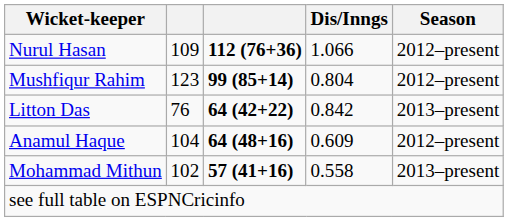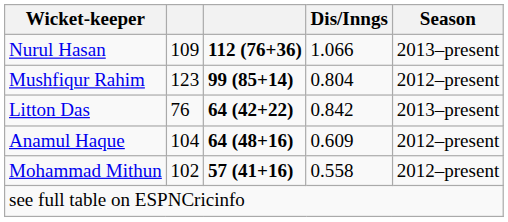(448, 49) 2012–present -> (448, 49) 2013–present
(448, 170) 2013–present -> (448, 170) 2012–present
